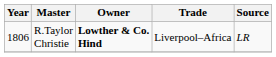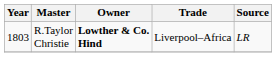(18, 36) 1806 -> (18, 36) 1803
